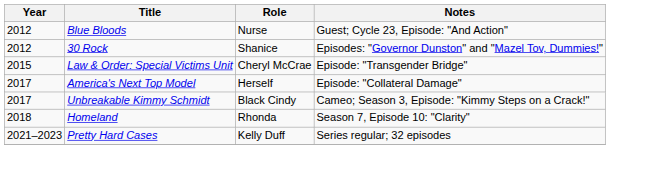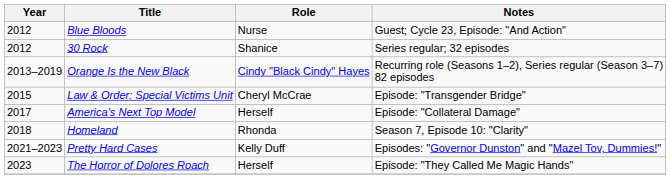(460, 48) Episodes: "Governor Dunston" and "Mazel Tov, Dummies!" -> (442, 48) Series regular; 32 episodes
+ row: (128, 71)
- row: (138, 100)
(384, 135) Series regular; 32 episodes -> (518, 148) Episodes: "Governor Dunston" and "Mazel Tov, Dummies!"
+ row: (138, 165)
